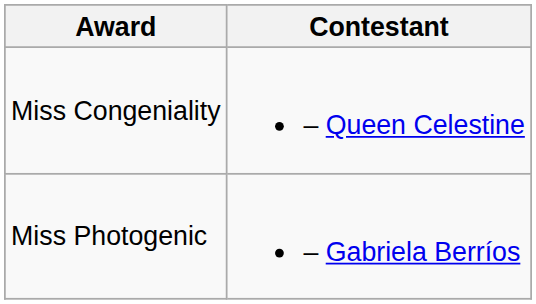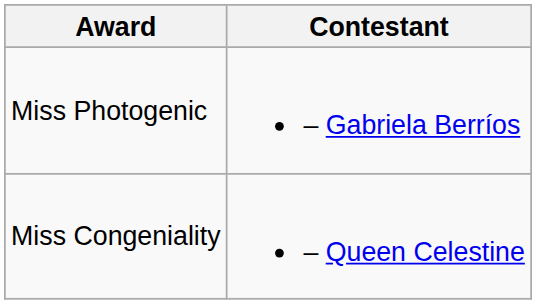rows swapped: (116, 110) <-> (109, 236)
